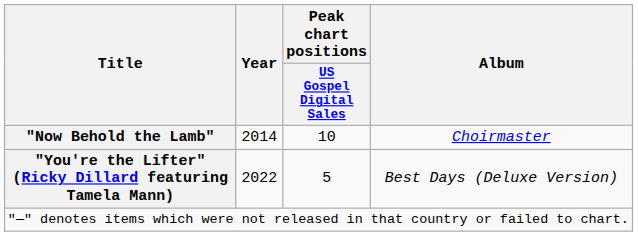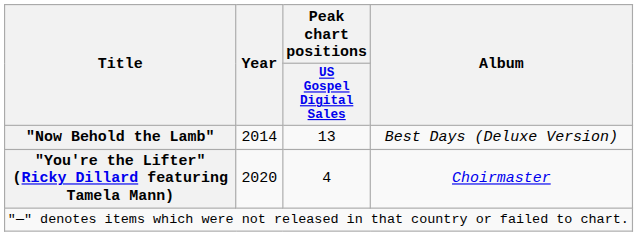(327, 137) 10 -> (327, 137) 13
(501, 137) Choirmaster -> (501, 137) Best Days (Deluxe Version)
(259, 179) 2022 -> (259, 179) 2020
(327, 179) 5 -> (327, 179) 4
(501, 179) Best Days (Deluxe Version) -> (501, 179) Choirmaster
